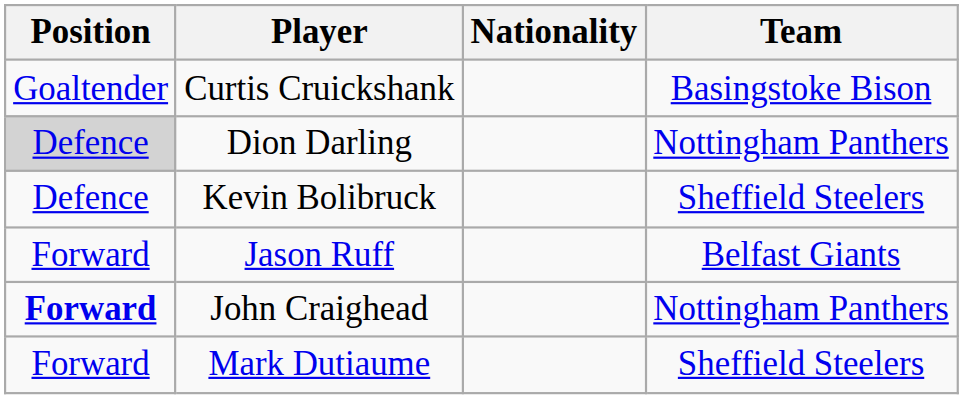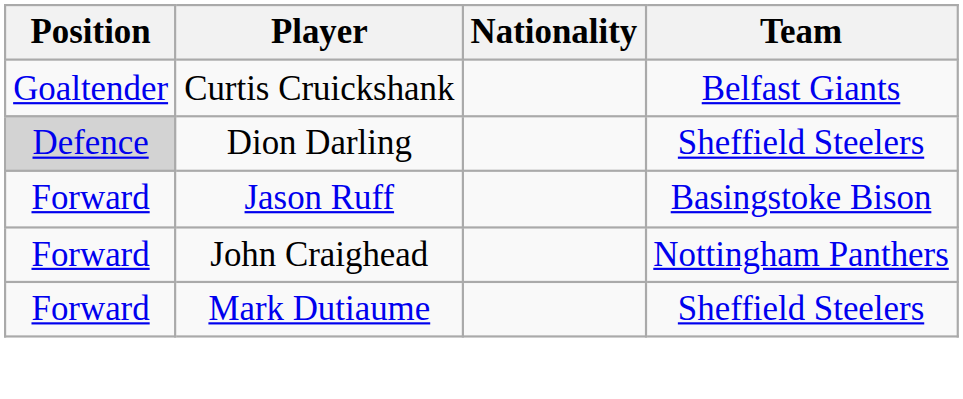(801, 87) Basingstoke Bison -> (801, 87) Belfast Giants
(801, 142) Nottingham Panthers -> (801, 142) Sheffield Steelers
- row: (319, 198)
(801, 253) Belfast Giants -> (801, 198) Basingstoke Bison
(91, 308) bold -> (91, 253) normal
